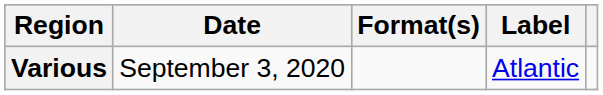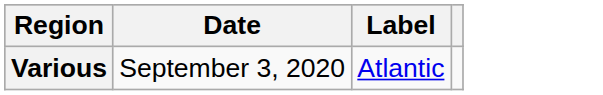- column: (419, 25)
